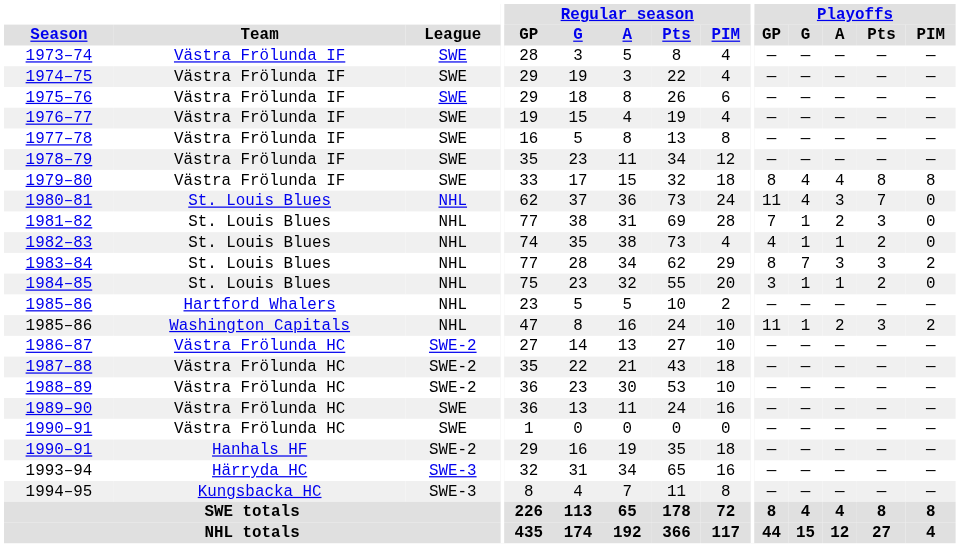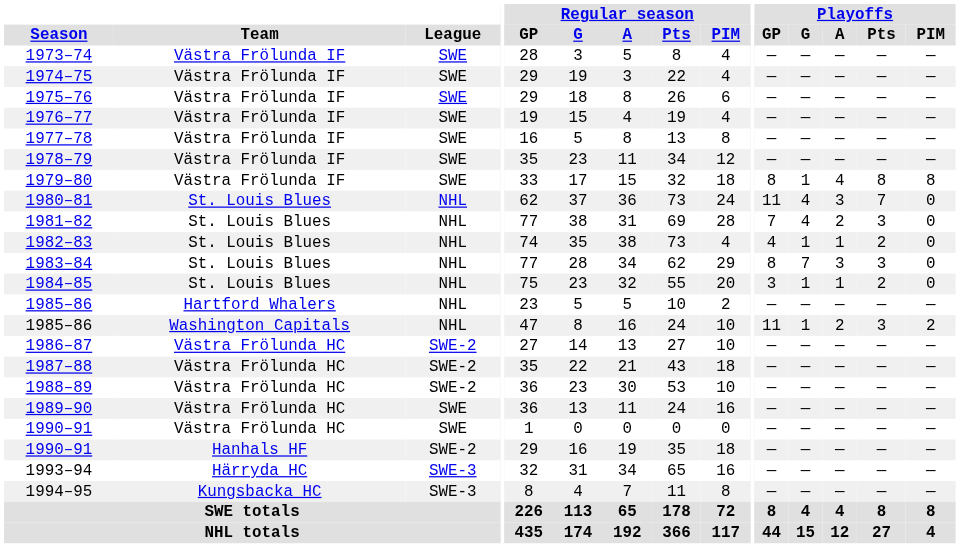(806, 180) 4 -> (806, 180) 1
(806, 222) 1 -> (806, 222) 4
(931, 263) 2 -> (931, 263) 0
